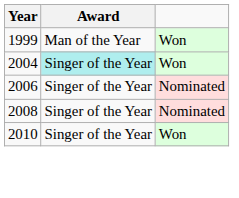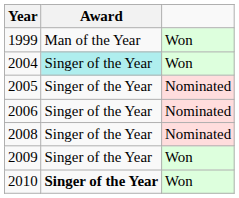+ row: (23, 87)
+ row: (23, 157)
(98, 134) normal -> (101, 181) bold
